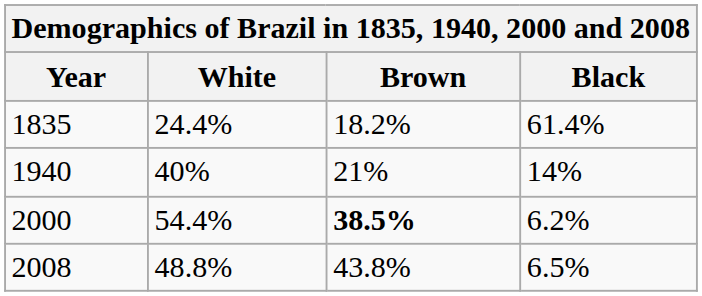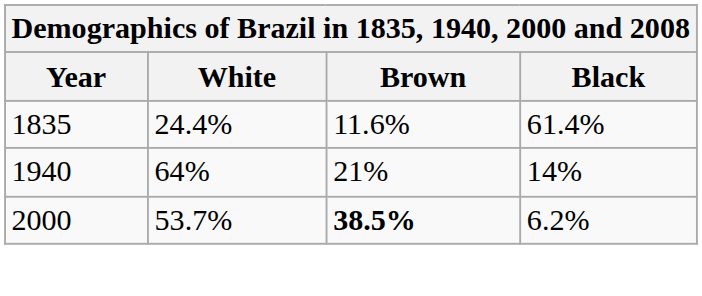(372, 123) 18.2% -> (371, 123) 11.6%
(182, 171) 40% -> (182, 171) 64%
(193, 219) 54.4% -> (193, 219) 53.7%
- row: (42, 266)
